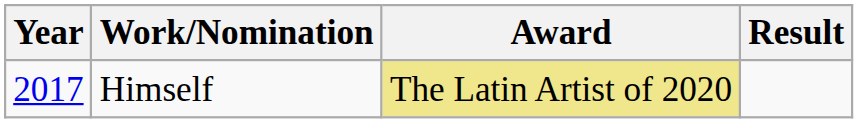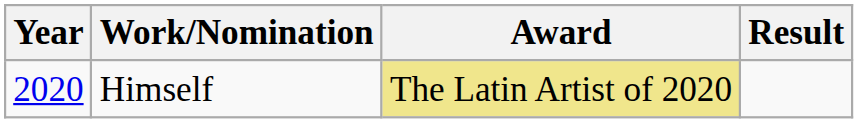(48, 88) 2017 -> (48, 88) 2020
